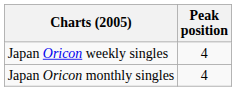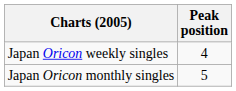(204, 75) 4 -> (204, 75) 5
